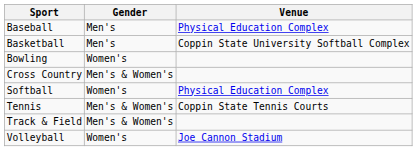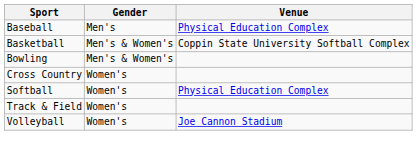(101, 44) Men's -> (130, 44) Men's & Women's
(107, 59) Women's -> (130, 59) Men's & Women's
(130, 75) Men's & Women's -> (107, 75) Women's
- row: (24, 106)
(130, 122) Men's & Women's -> (107, 106) Women's
